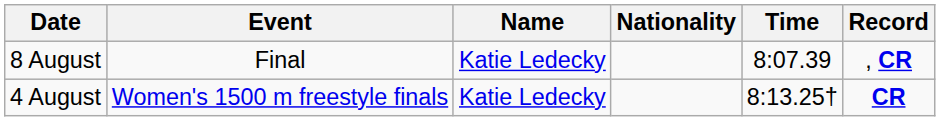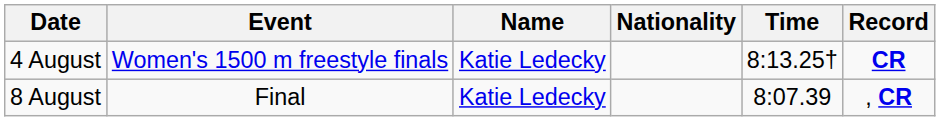rows swapped: (56, 97) <-> (56, 60)
